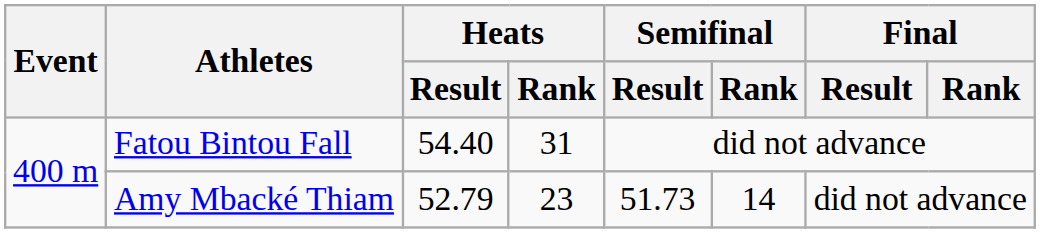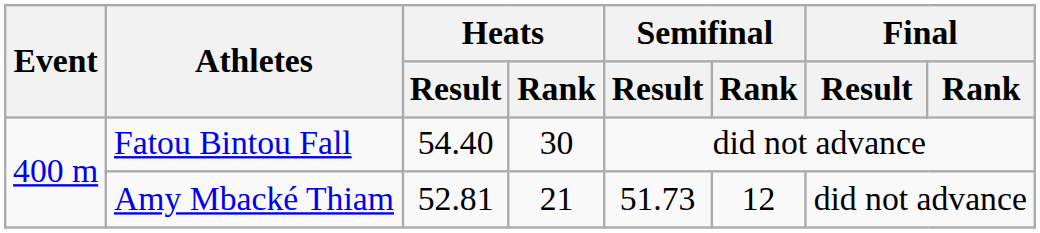(557, 143) 31 -> (557, 143) 30
(456, 199) 52.79 -> (456, 199) 52.81
(557, 199) 23 -> (557, 199) 21
(759, 199) 14 -> (759, 199) 12
